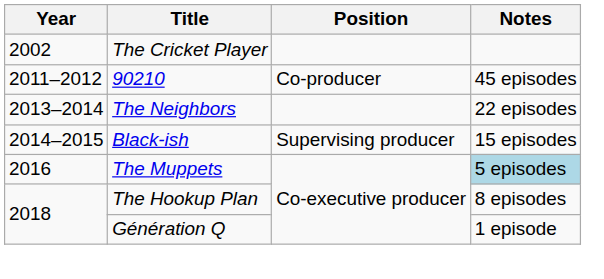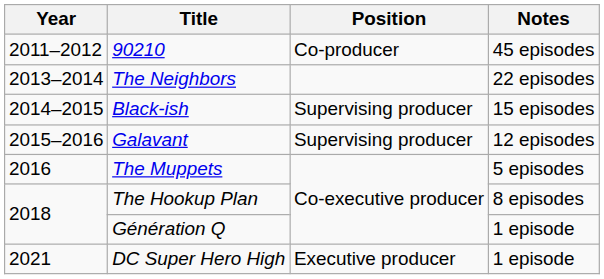- row: (190, 49)
+ row: (150, 139)
(520, 169) lightblue background -> (538, 169) no background
+ row: (199, 259)
